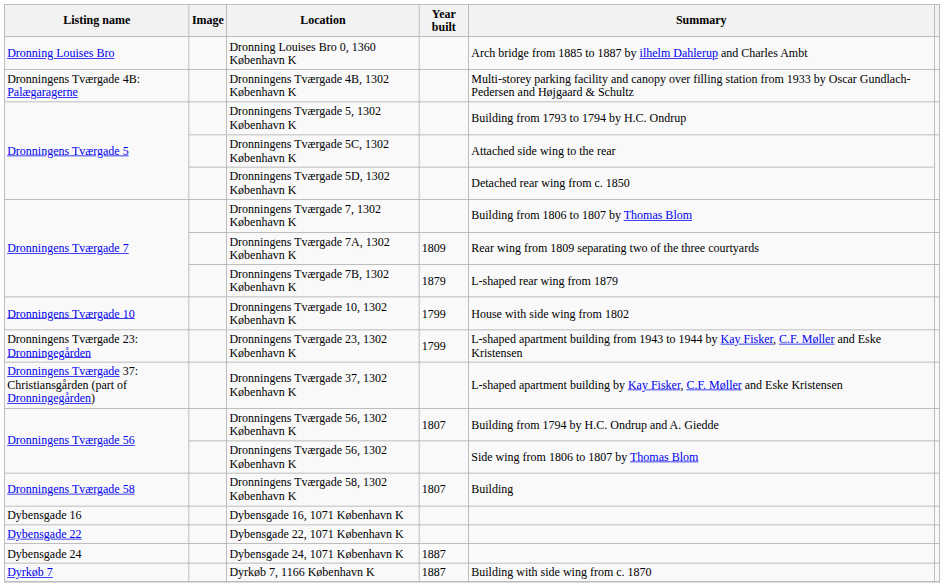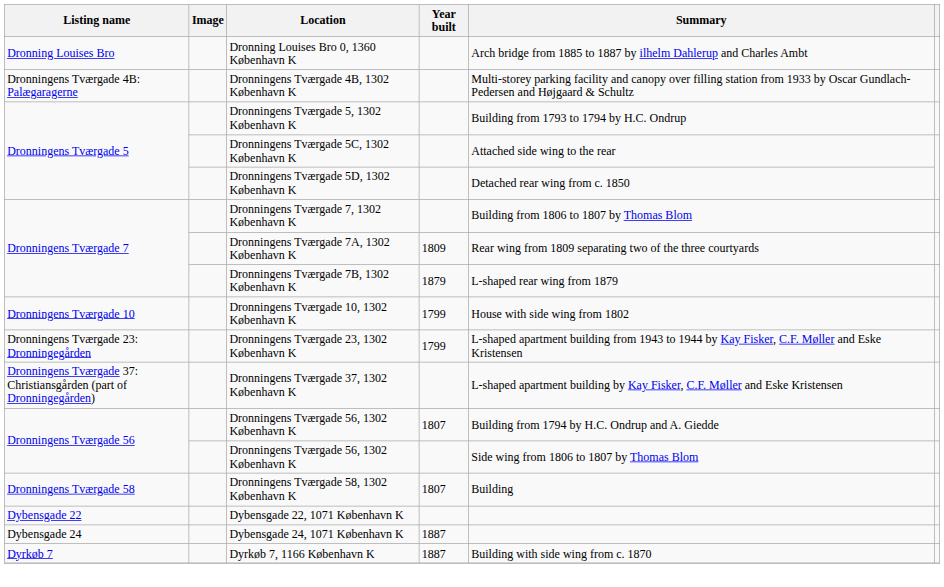- row: (317, 515)
